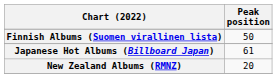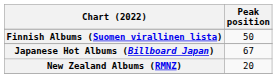(248, 51) 61 -> (248, 51) 67
